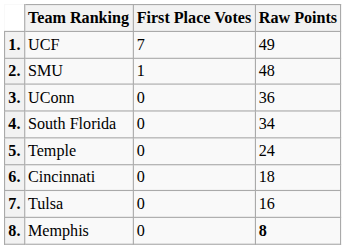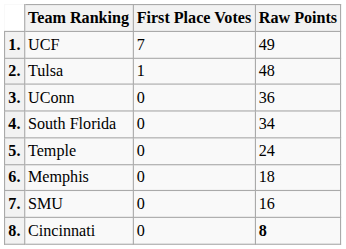(45, 71) SMU -> (46, 71) Tulsa
(62, 177) Cincinnati -> (58, 177) Memphis
(46, 204) Tulsa -> (45, 204) SMU
(58, 230) Memphis -> (62, 230) Cincinnati
